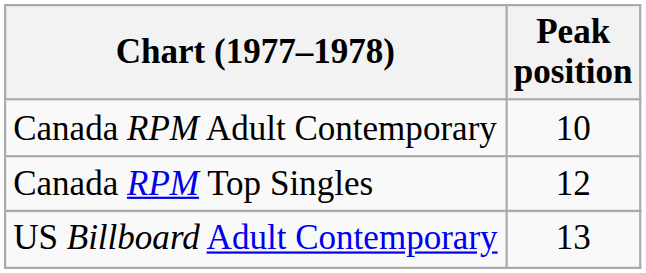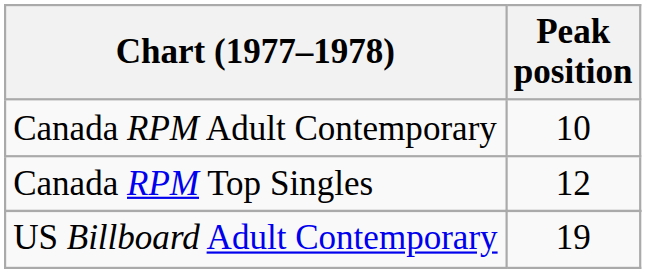(573, 238) 13 -> (573, 238) 19
